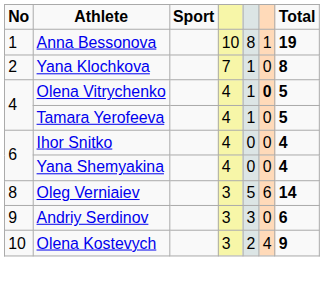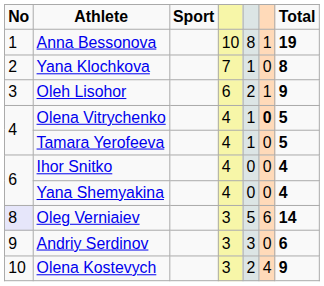+ row: (81, 92)
(13, 192) no background -> (13, 218) lavender background
